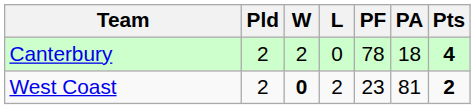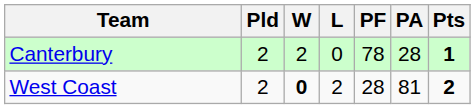(410, 53) 18 -> (410, 53) 28
(449, 53) 4 -> (449, 53) 1
(373, 86) 23 -> (373, 86) 28
